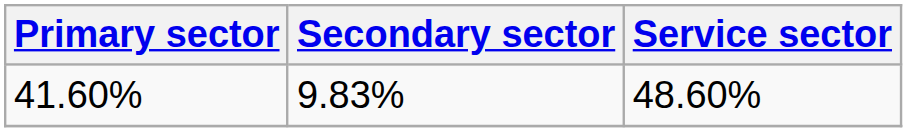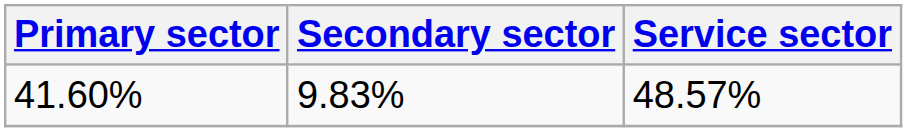(697, 94) 48.60% -> (697, 94) 48.57%
